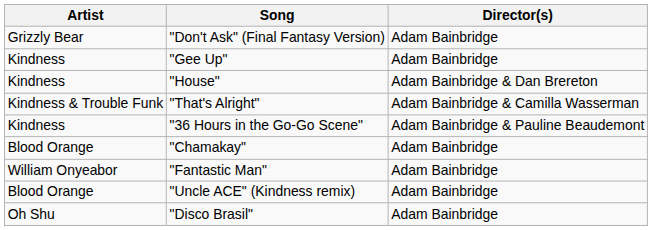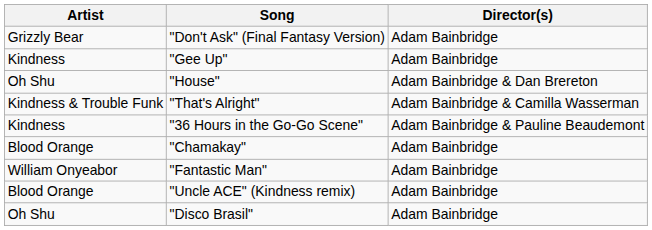(36, 81) Kindness -> (31, 81) Oh Shu
